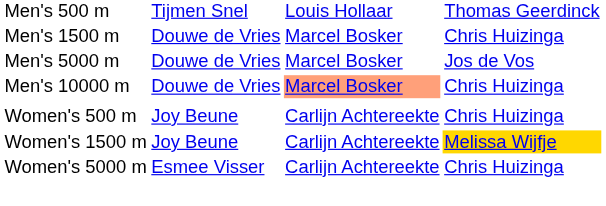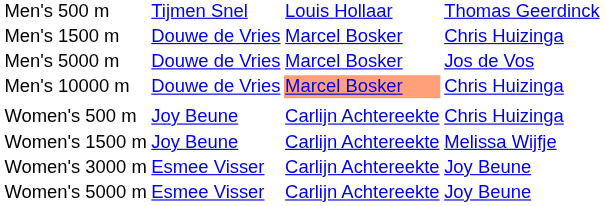(500, 141) gold background -> (500, 141) no background
+ row: (76, 167)
(504, 167) Chris Huizinga -> (488, 192) Joy Beune
